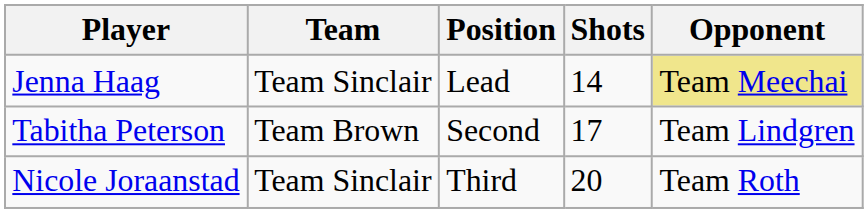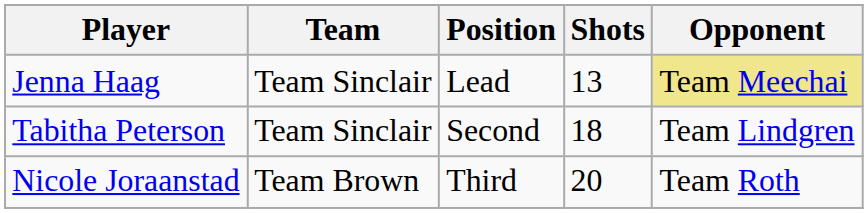(586, 80) 14 -> (586, 80) 13
(337, 130) Team Brown -> (343, 130) Team Sinclair
(586, 130) 17 -> (586, 130) 18
(343, 181) Team Sinclair -> (337, 181) Team Brown
